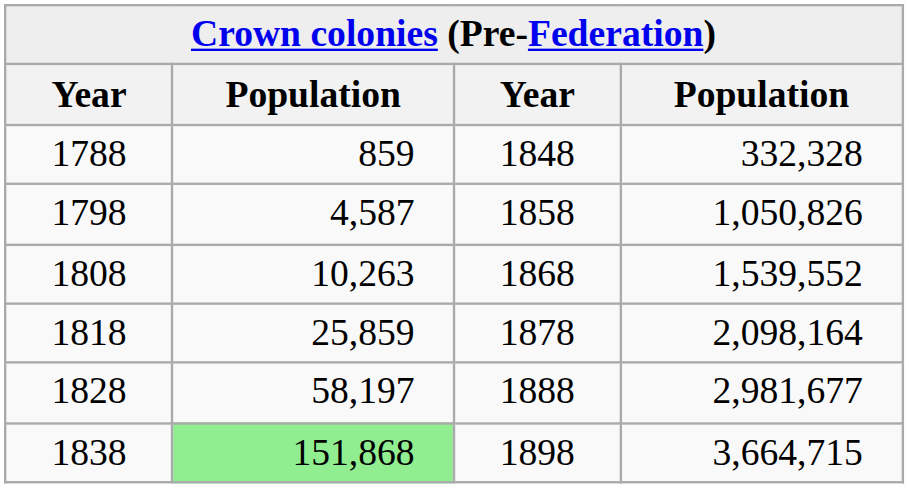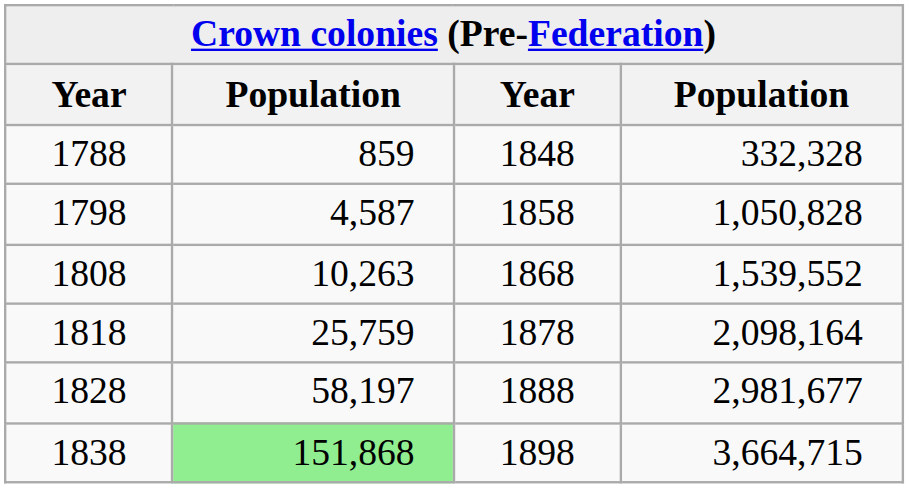(788, 213) 1,050,826 -> (788, 213) 1,050,828
(363, 332) 25,859 -> (363, 332) 25,759
